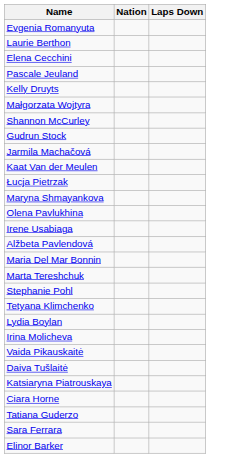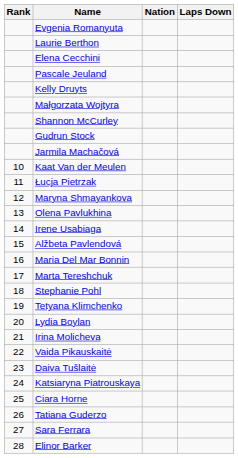+ column: (18, 12)
